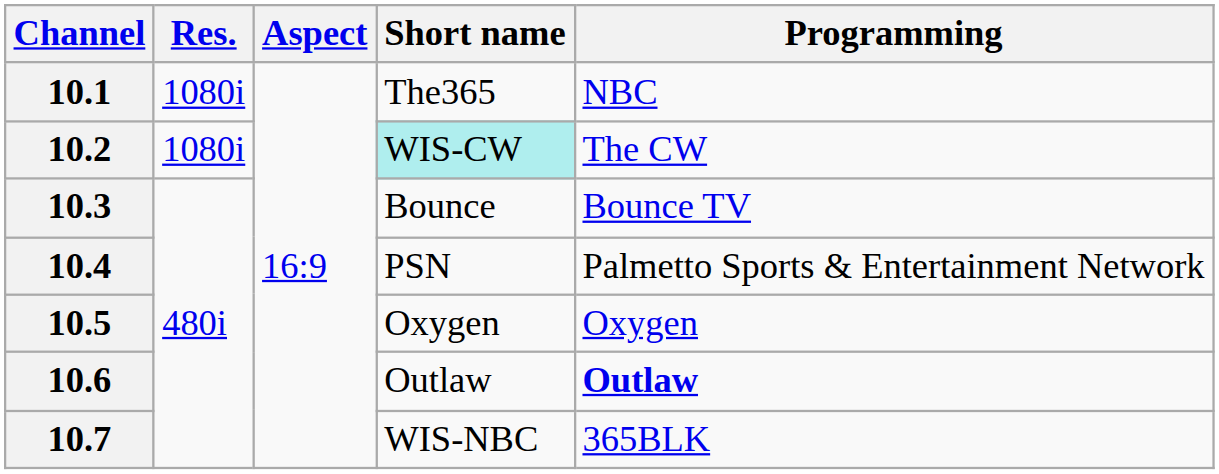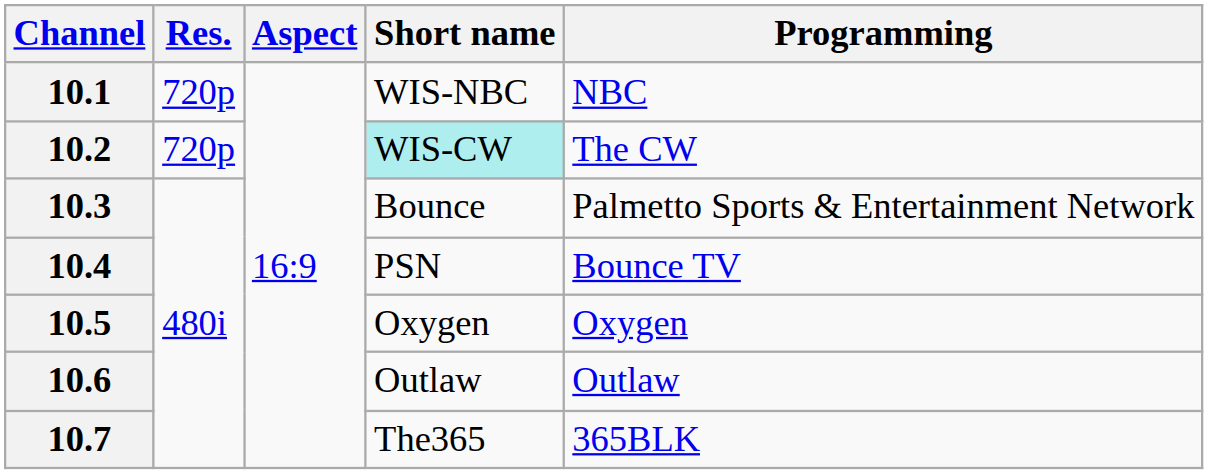(204, 91) 1080i -> (199, 91) 720p
(440, 91) The365 -> (451, 91) WIS-NBC
(204, 149) 1080i -> (199, 149) 720p
(667, 206) Bounce TV -> (883, 206) Palmetto Sports & Entertainment Network
(894, 264) Palmetto Sports & Entertainment Network -> (657, 264) Bounce TV
(640, 380) bold -> (626, 380) normal
(461, 438) WIS-NBC -> (430, 438) The365
